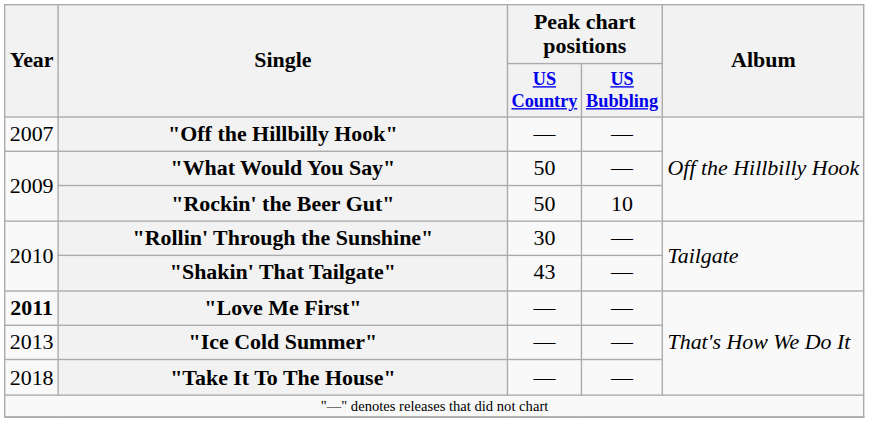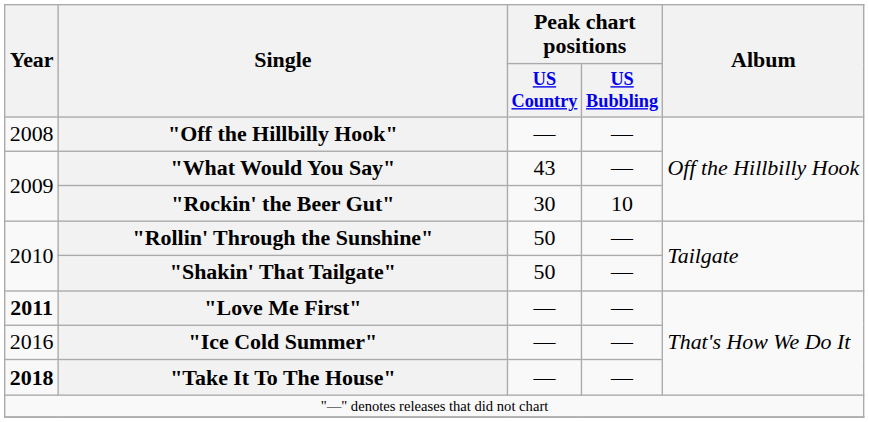(32, 133) 2007 -> (32, 133) 2008
(544, 168) 50 -> (544, 168) 43
(544, 203) 50 -> (544, 203) 30
(544, 238) 30 -> (544, 238) 50
(544, 272) 43 -> (544, 272) 50
(32, 342) 2013 -> (32, 342) 2016
(32, 377) normal -> (32, 377) bold
